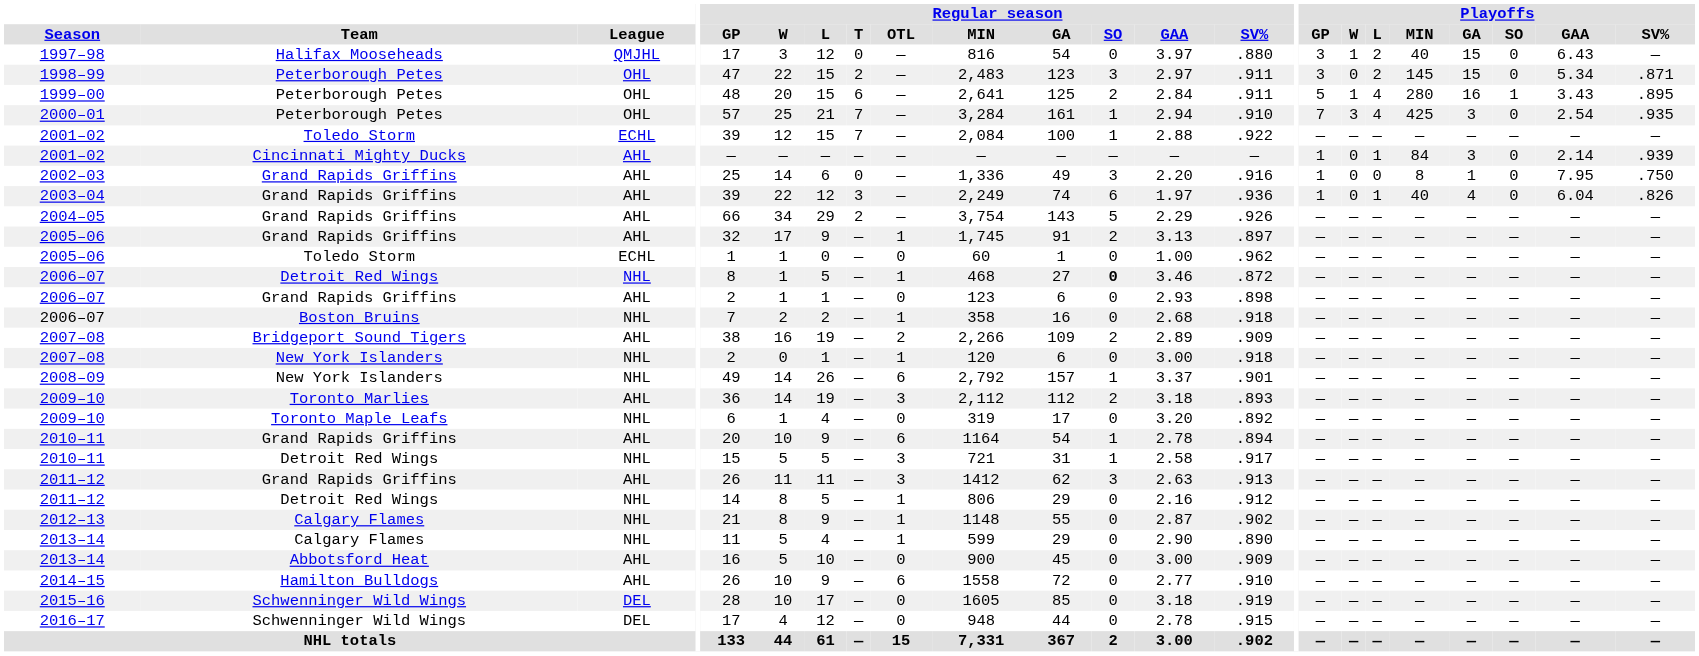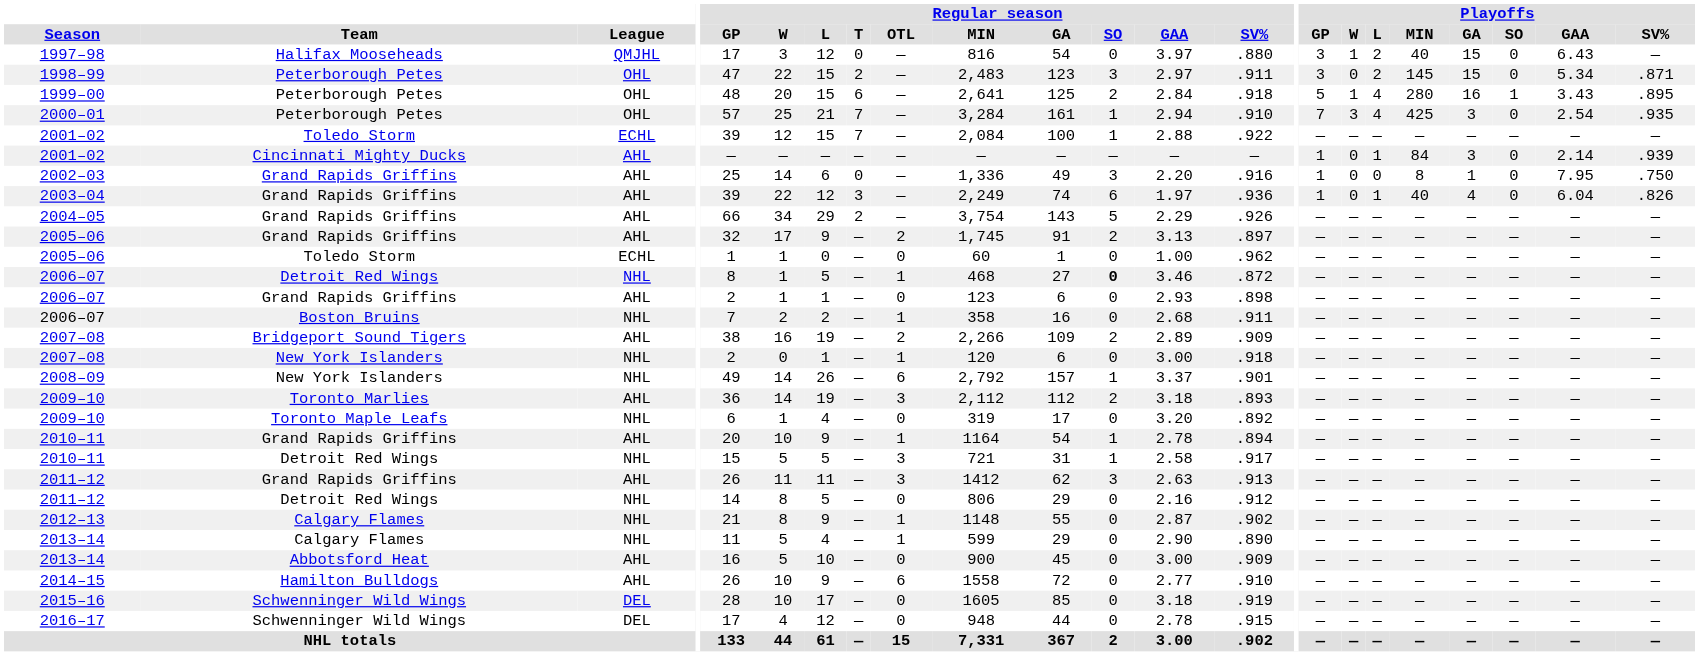(1254, 95) .911 -> (1254, 95) .918
(901, 237) 1 -> (901, 237) 2
(1254, 318) .918 -> (1254, 318) .911
(901, 439) 6 -> (901, 439) 1
(901, 500) 1 -> (901, 500) 0
